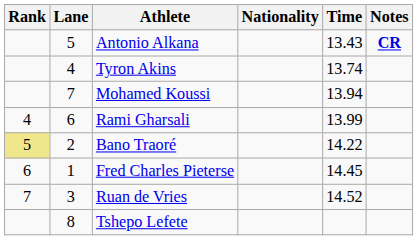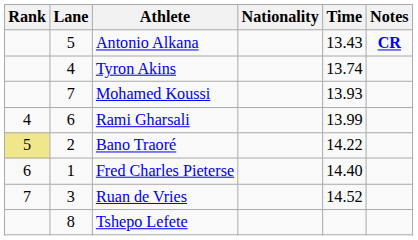(344, 94) 13.94 -> (344, 94) 13.93
(344, 171) 14.45 -> (344, 171) 14.40
